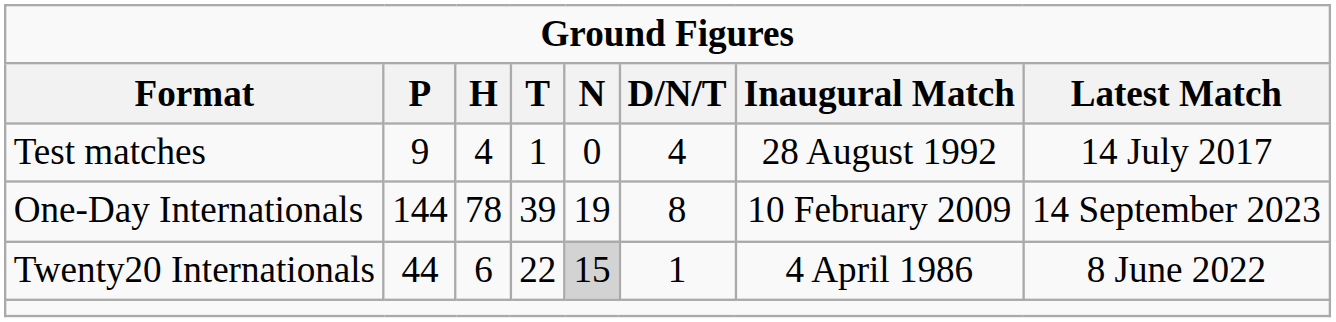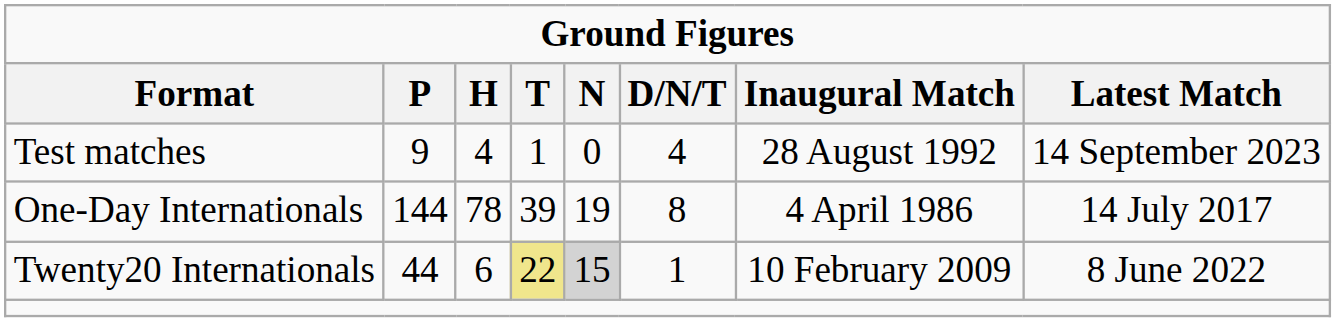(1176, 151) 14 July 2017 -> (1176, 151) 14 September 2023
(879, 210) 10 February 2009 -> (879, 210) 4 April 1986
(1176, 210) 14 September 2023 -> (1176, 210) 14 July 2017
(538, 269) no background -> (538, 269) khaki background
(879, 269) 4 April 1986 -> (879, 269) 10 February 2009
